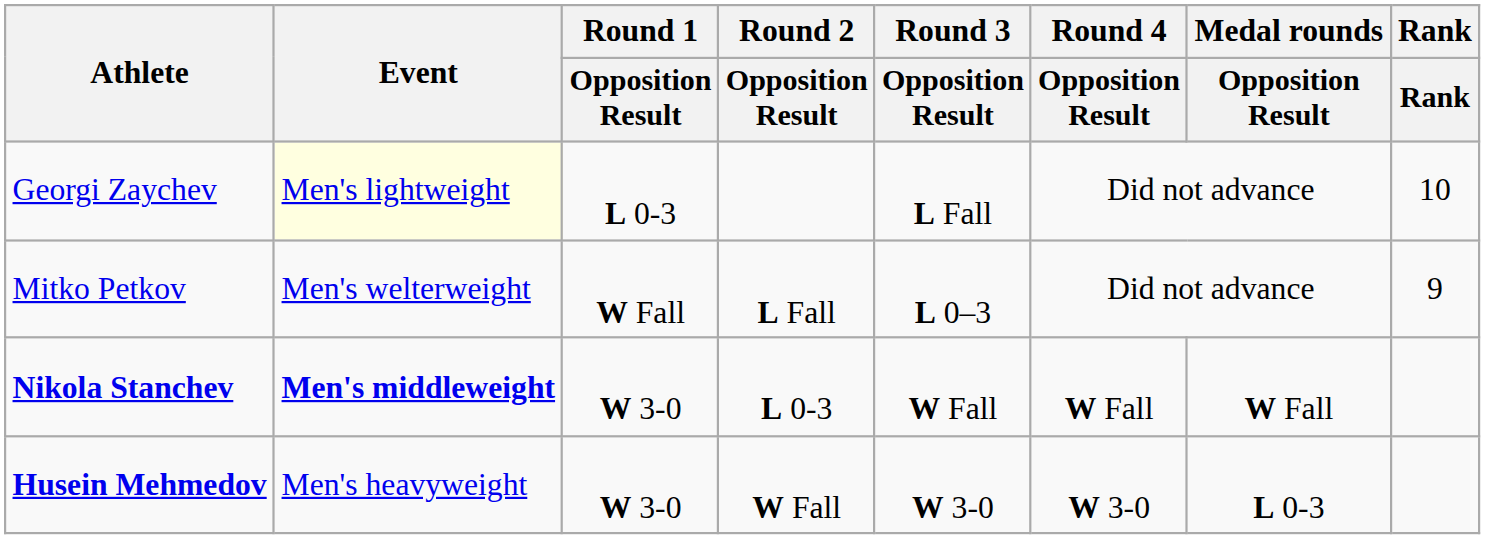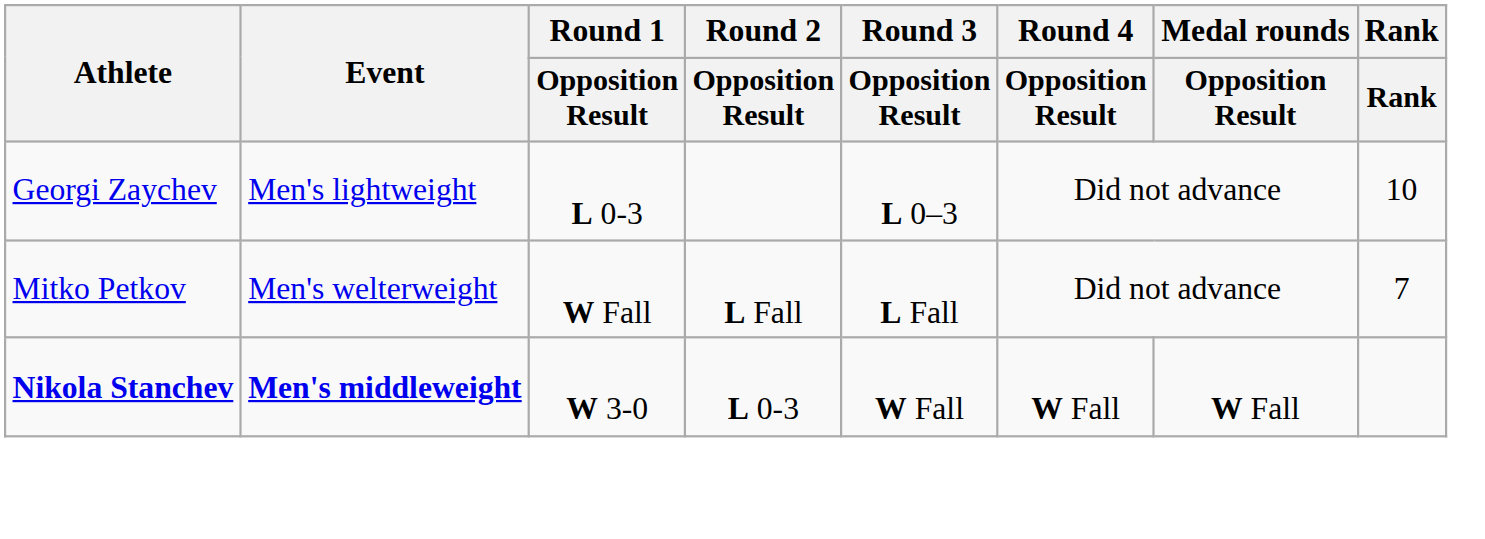(396, 190) lightyellow background -> (362, 190) no background
(953, 213) L Fall -> (920, 213) L 0–3
(953, 311) L 0–3 -> (920, 311) L Fall
(1435, 288) 9 -> (1402, 288) 7
- row: (140, 484)
